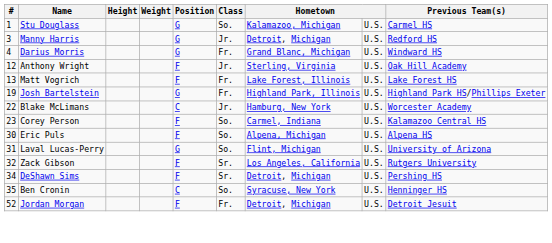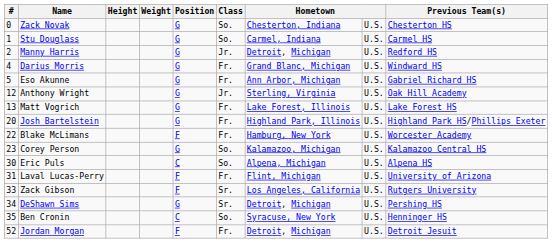+ row: (45, 25)
(294, 25) Kalamazoo, Michigan -> (284, 38) Carmel, Indiana
(9, 38) 3 -> (9, 52) 2
+ row: (45, 80)
(177, 66) F -> (177, 93) G
(177, 80) F -> (177, 107) G
(11, 93) 19 -> (11, 121) 20
(177, 107) C -> (177, 135) F
(226, 107) Jr. -> (226, 135) Fr.
(177, 121) F -> (177, 149) G
(284, 121) Carmel, Indiana -> (294, 149) Kalamazoo, Michigan
(177, 135) F -> (177, 162) C
(177, 149) G -> (177, 176) F
(226, 149) So. -> (226, 176) Fr.
(11, 162) 32 -> (11, 190) 33
(177, 176) F -> (177, 204) G
